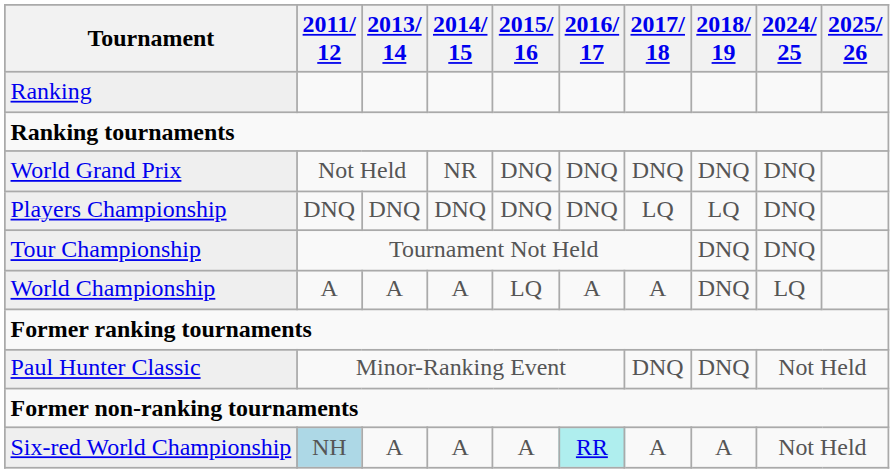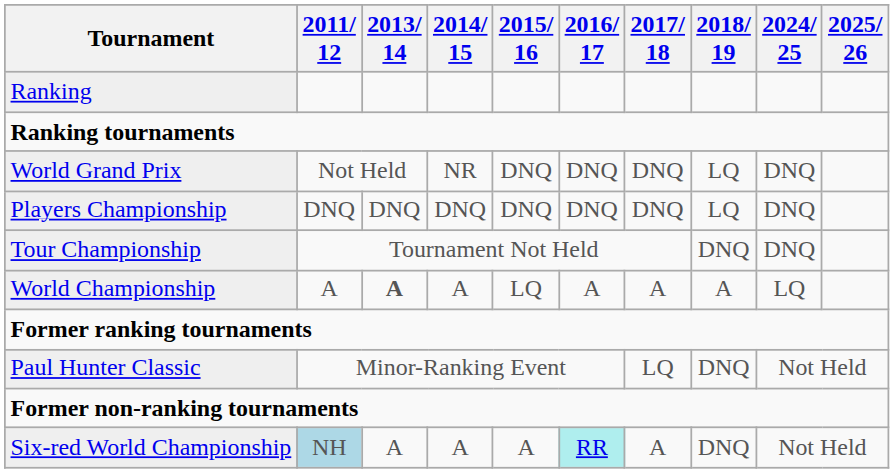(724, 170) DNQ -> (724, 170) LQ
(658, 209) LQ -> (658, 209) DNQ
(394, 288) normal -> (394, 288) bold
(724, 288) DNQ -> (724, 288) A
(658, 367) DNQ -> (658, 367) LQ
(724, 446) A -> (724, 446) DNQ
